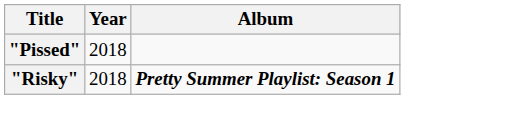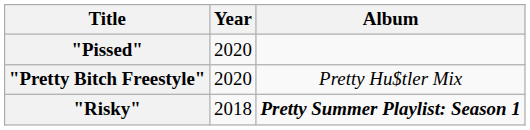(108, 49) 2018 -> (233, 49) 2020
+ row: (107, 79)
